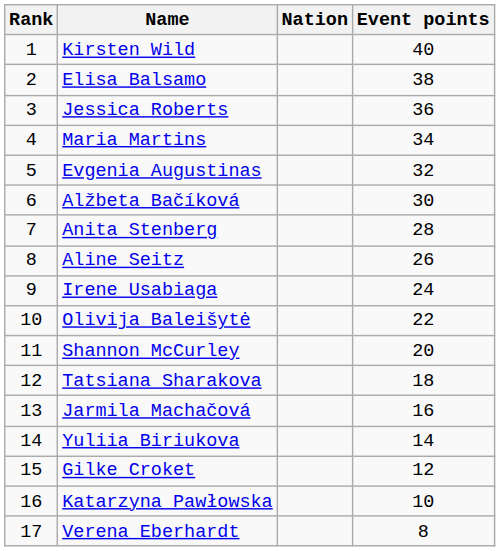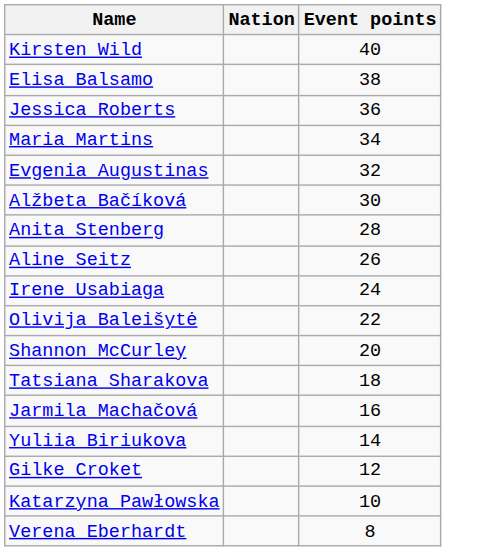- column: (31, 20)
